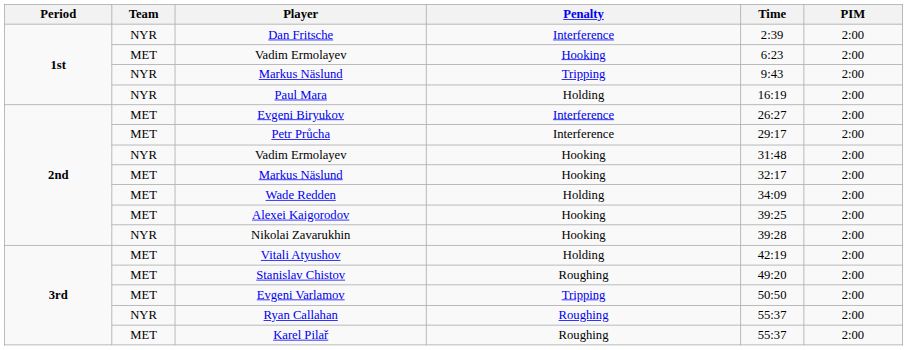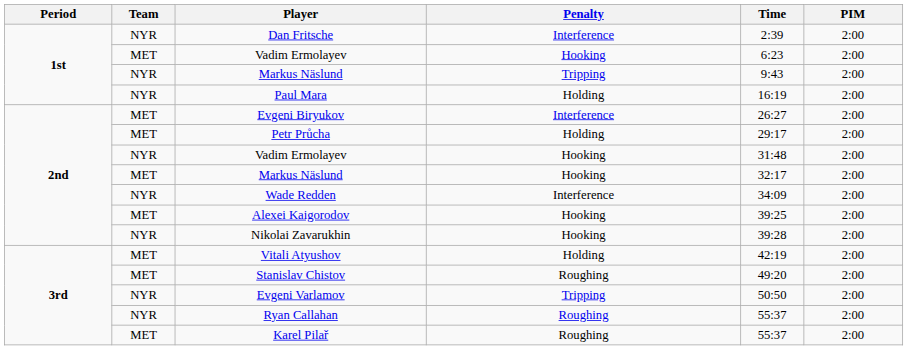(584, 134) Interference -> (584, 134) Holding
(144, 194) MET -> (144, 194) NYR
(584, 194) Holding -> (584, 194) Interference
(144, 295) MET -> (144, 295) NYR
